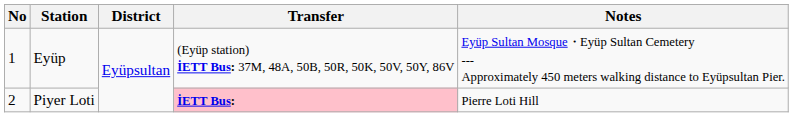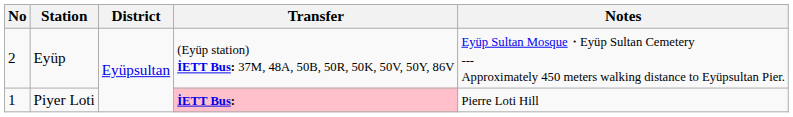(12, 58) 1 -> (12, 58) 2
(12, 99) 2 -> (12, 99) 1
